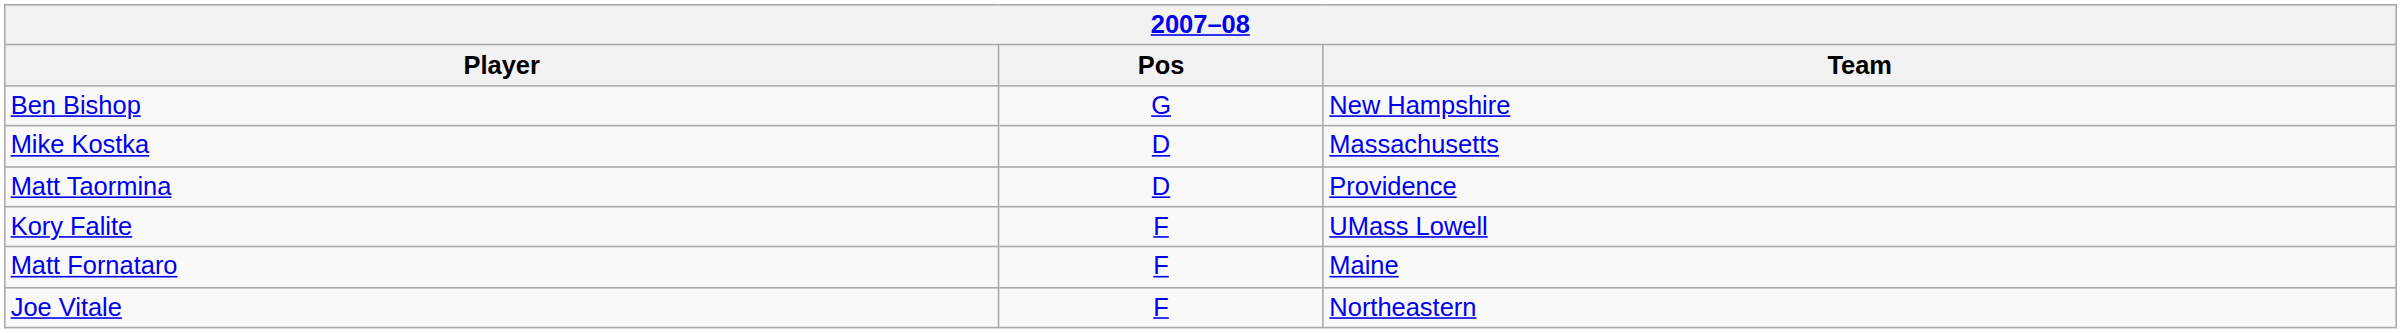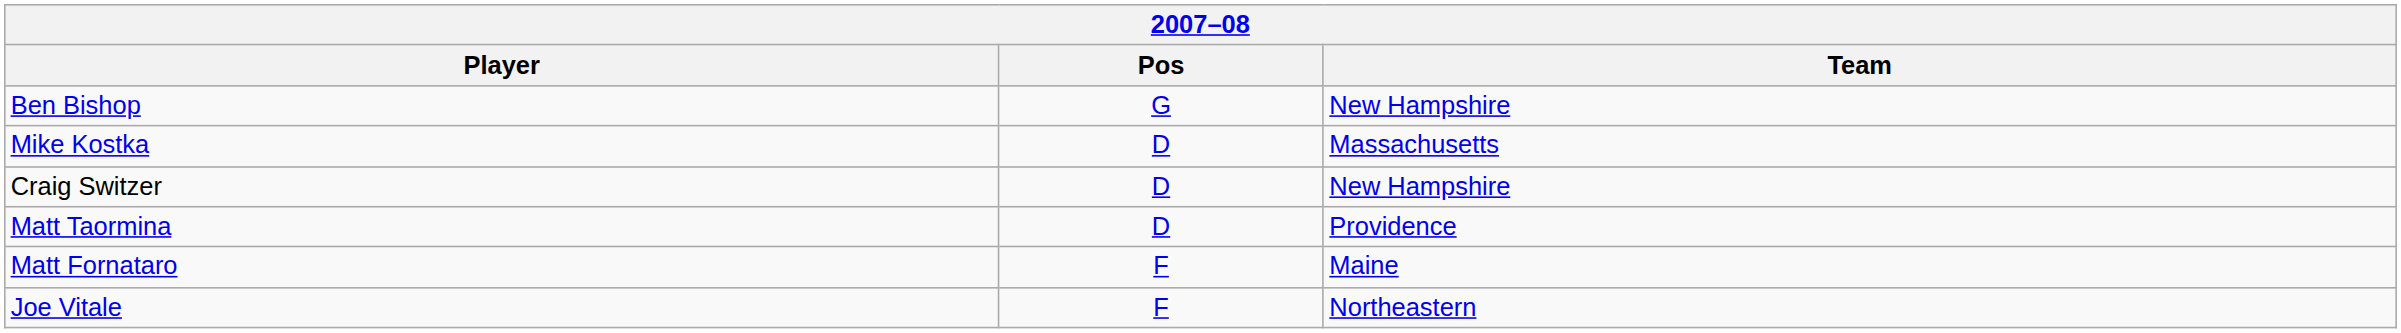+ row: (86, 186)
- row: (71, 226)
